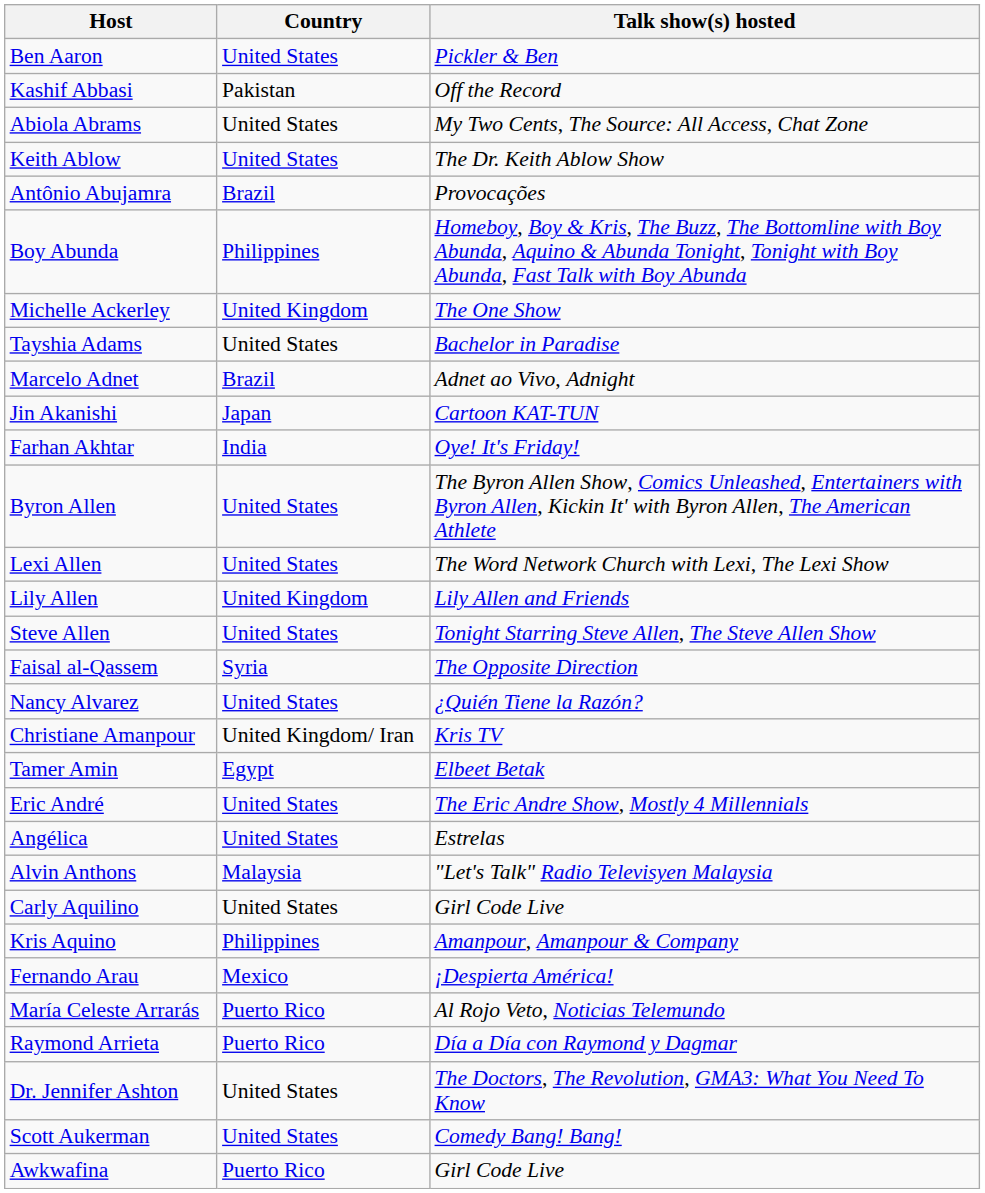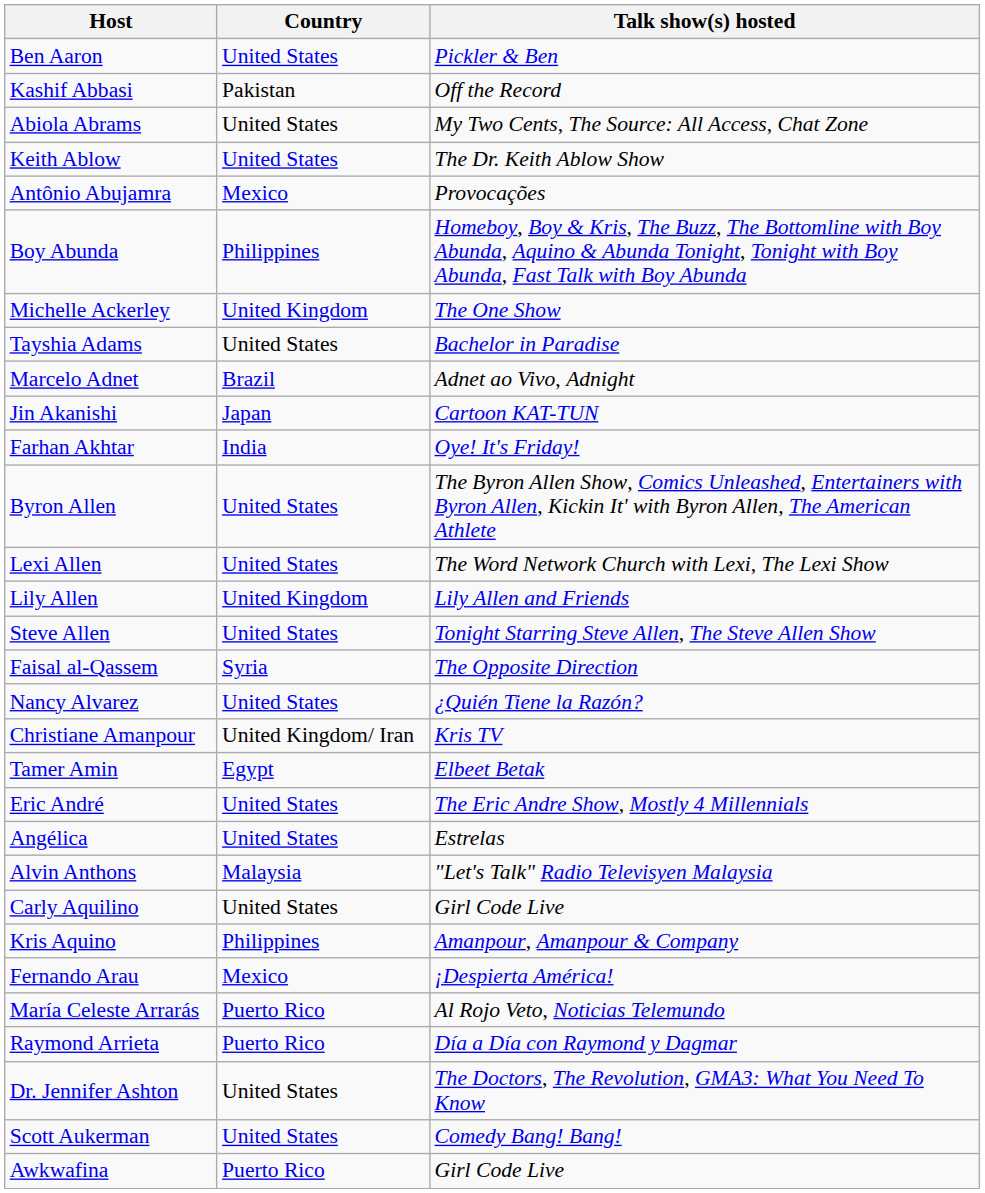(248, 192) Brazil -> (255, 192) Mexico
